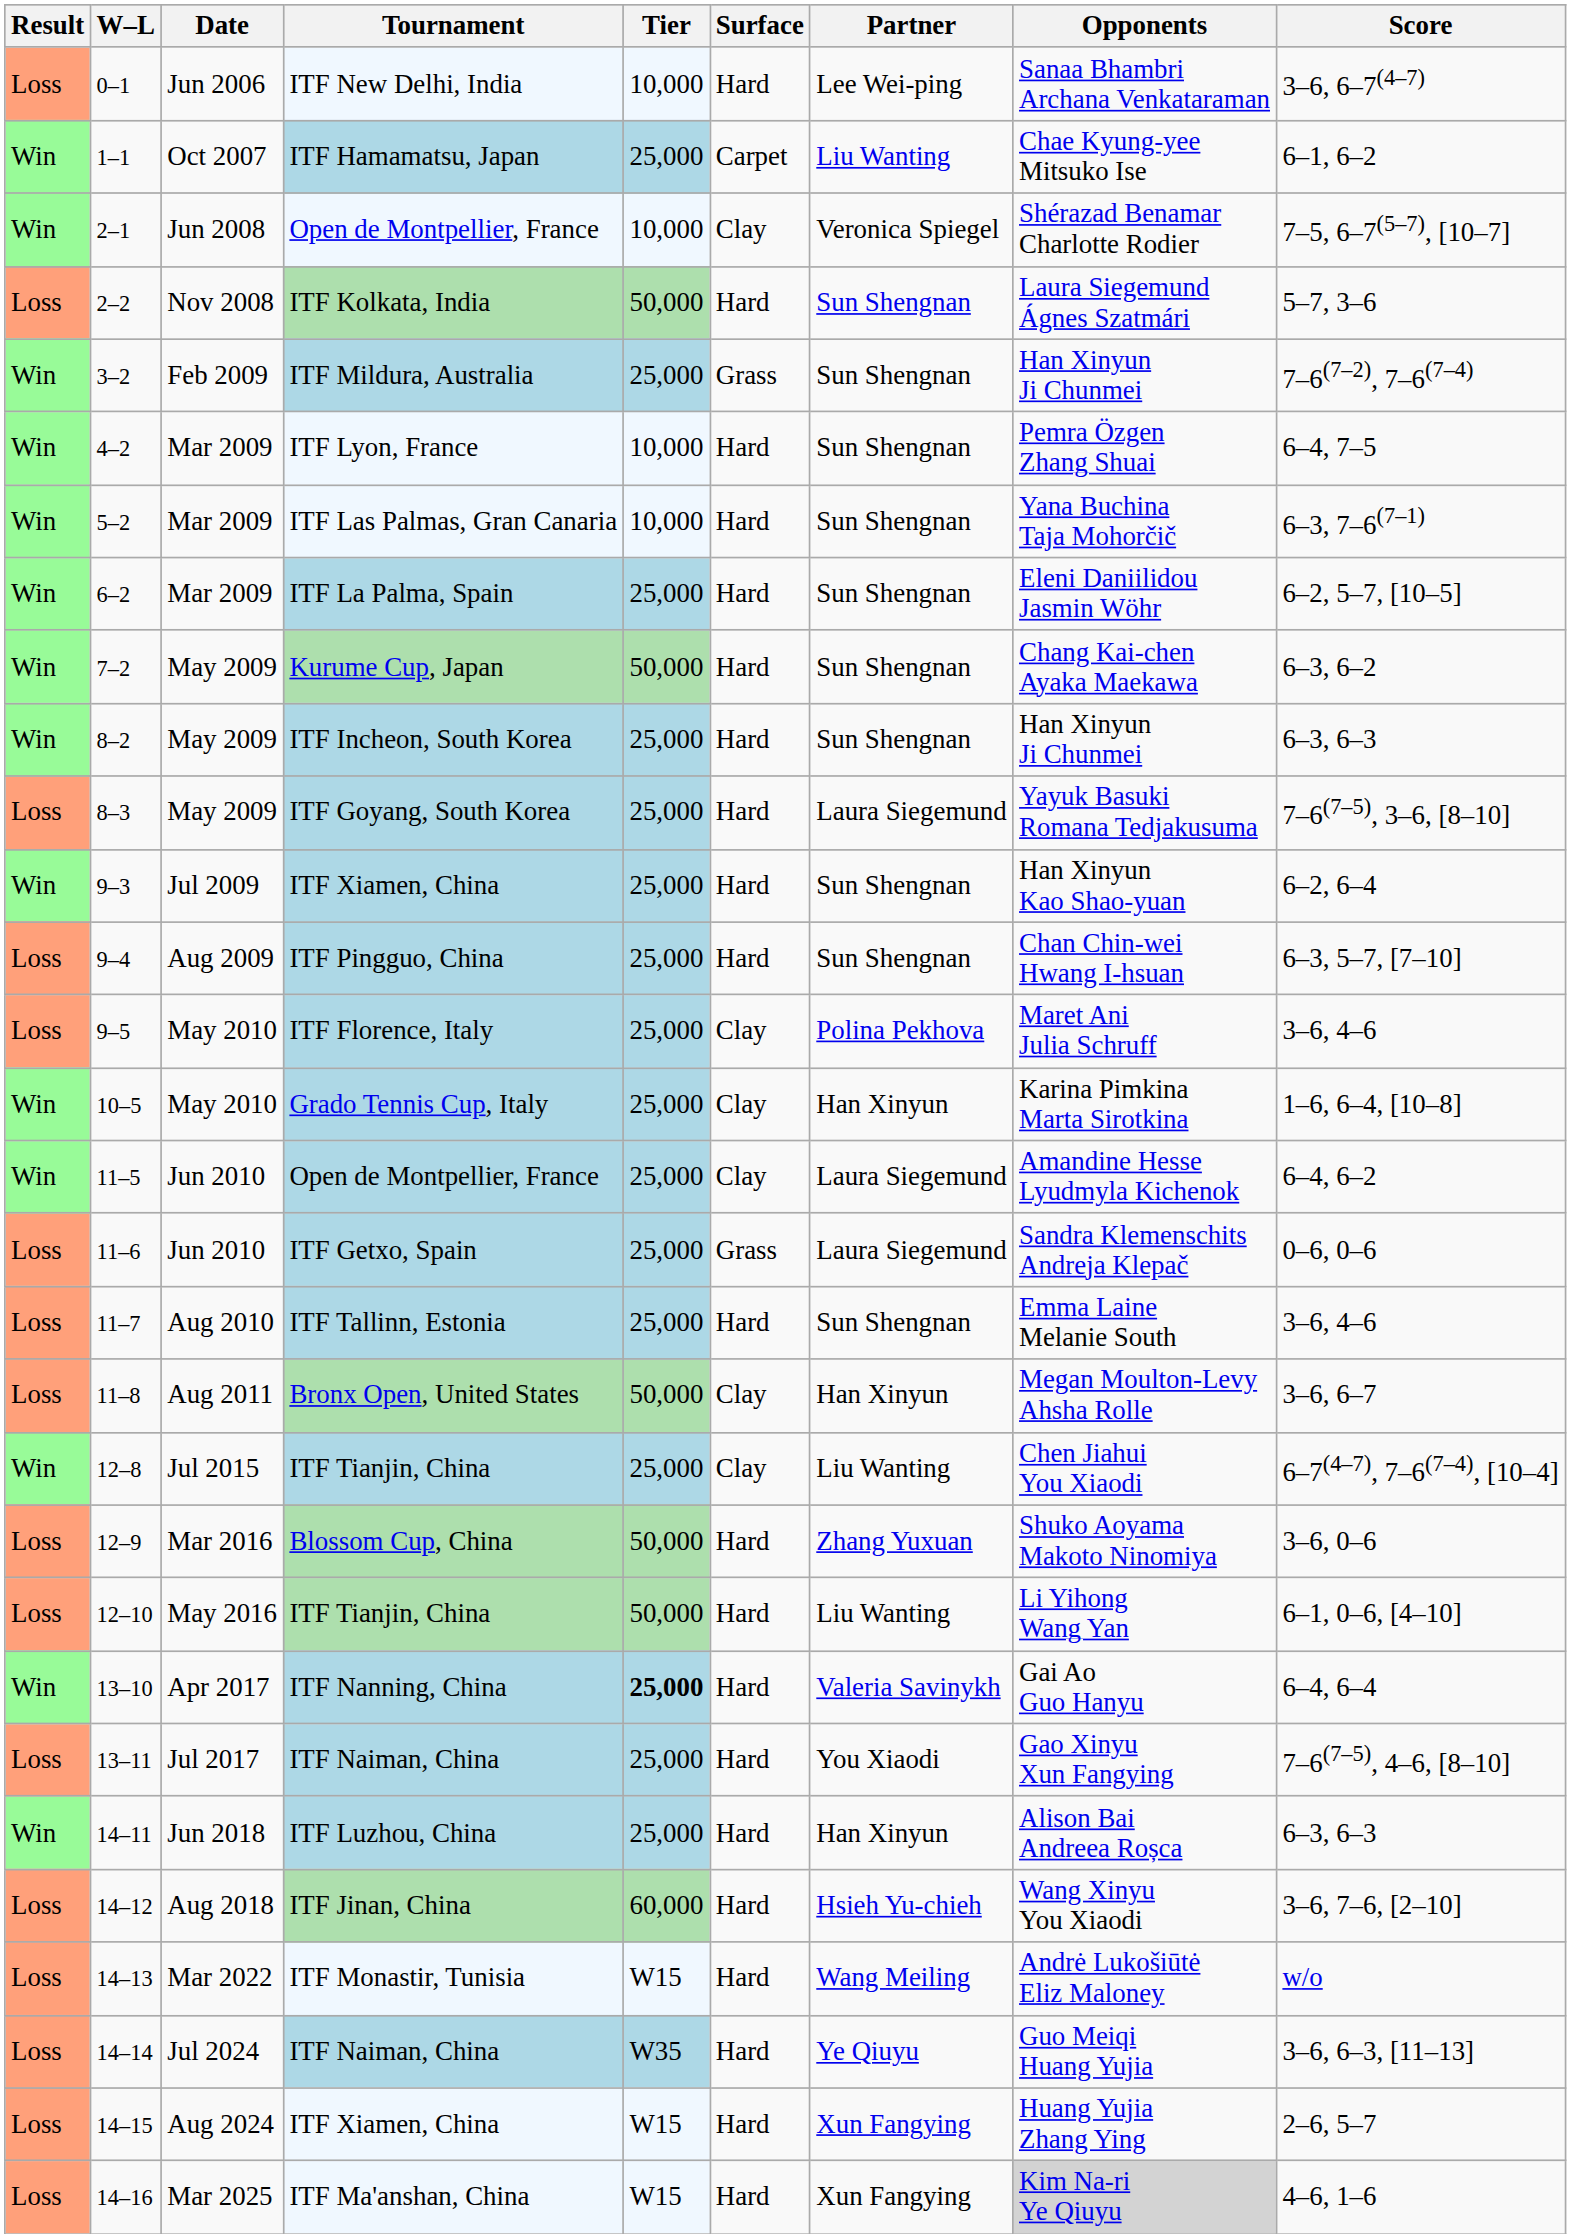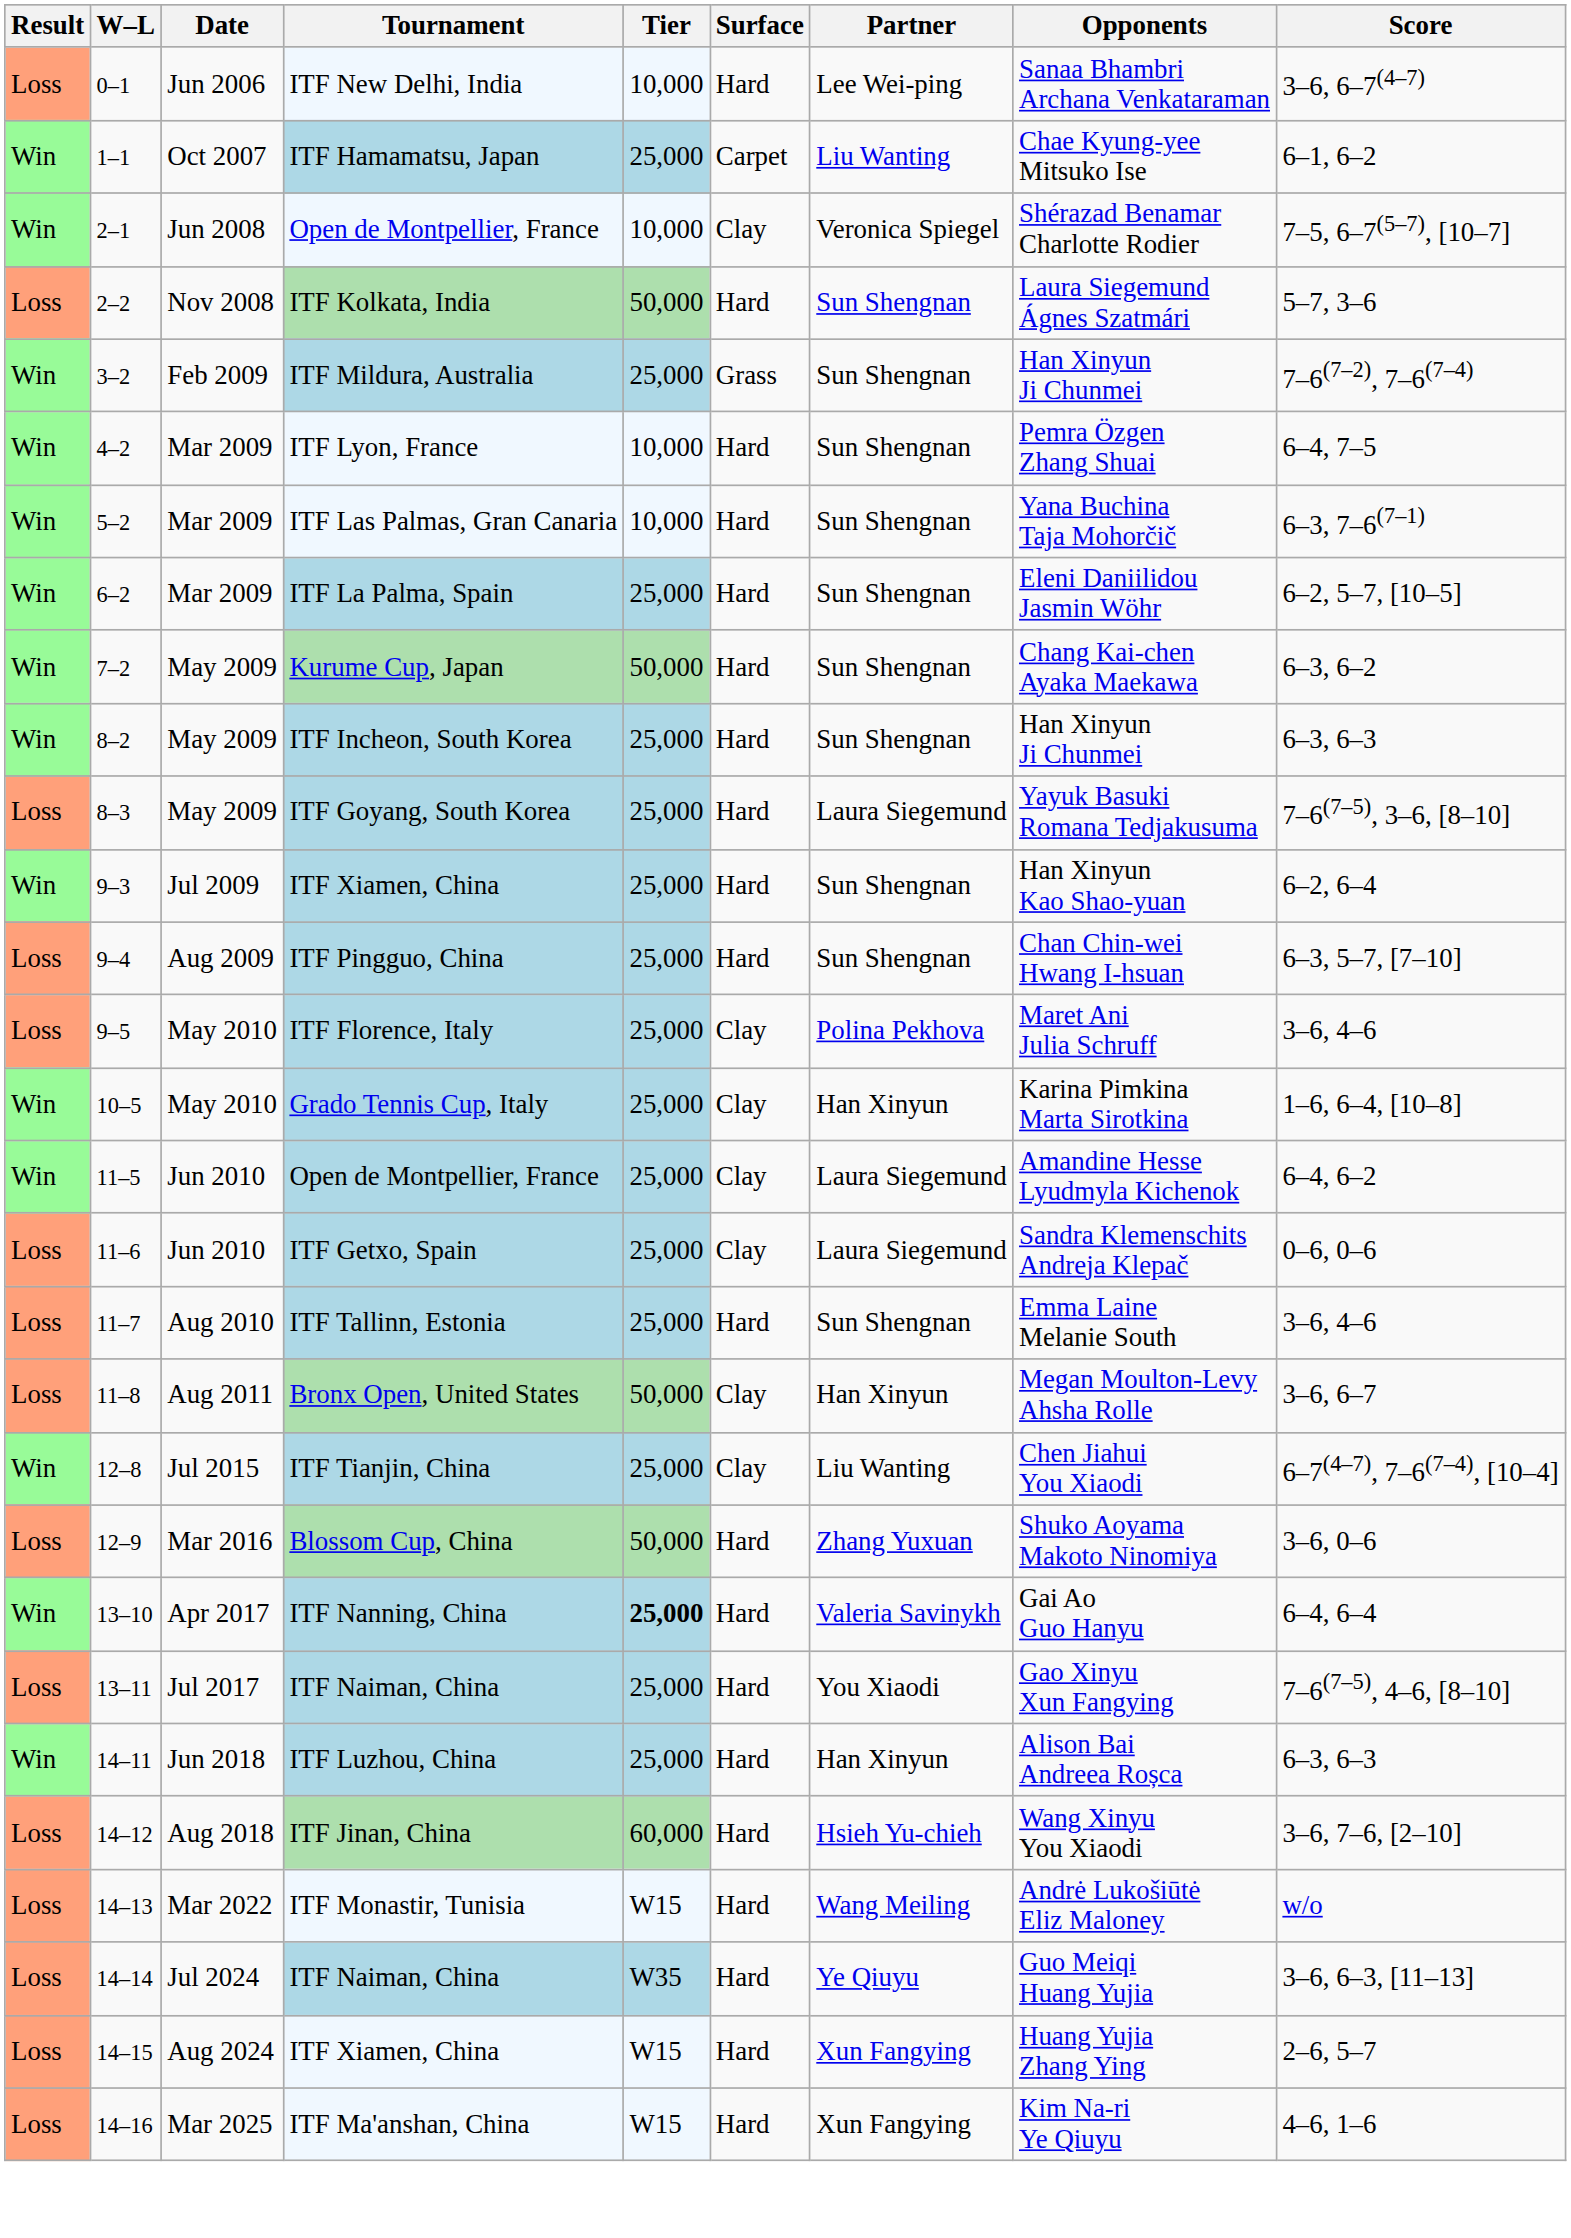(746, 1249) Grass -> (741, 1249) Clay
- row: (125, 1615)
(1075, 2196) lightgrey background -> (1075, 2123) no background
